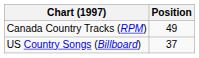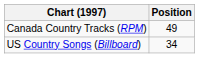(172, 45) 37 -> (172, 45) 34
